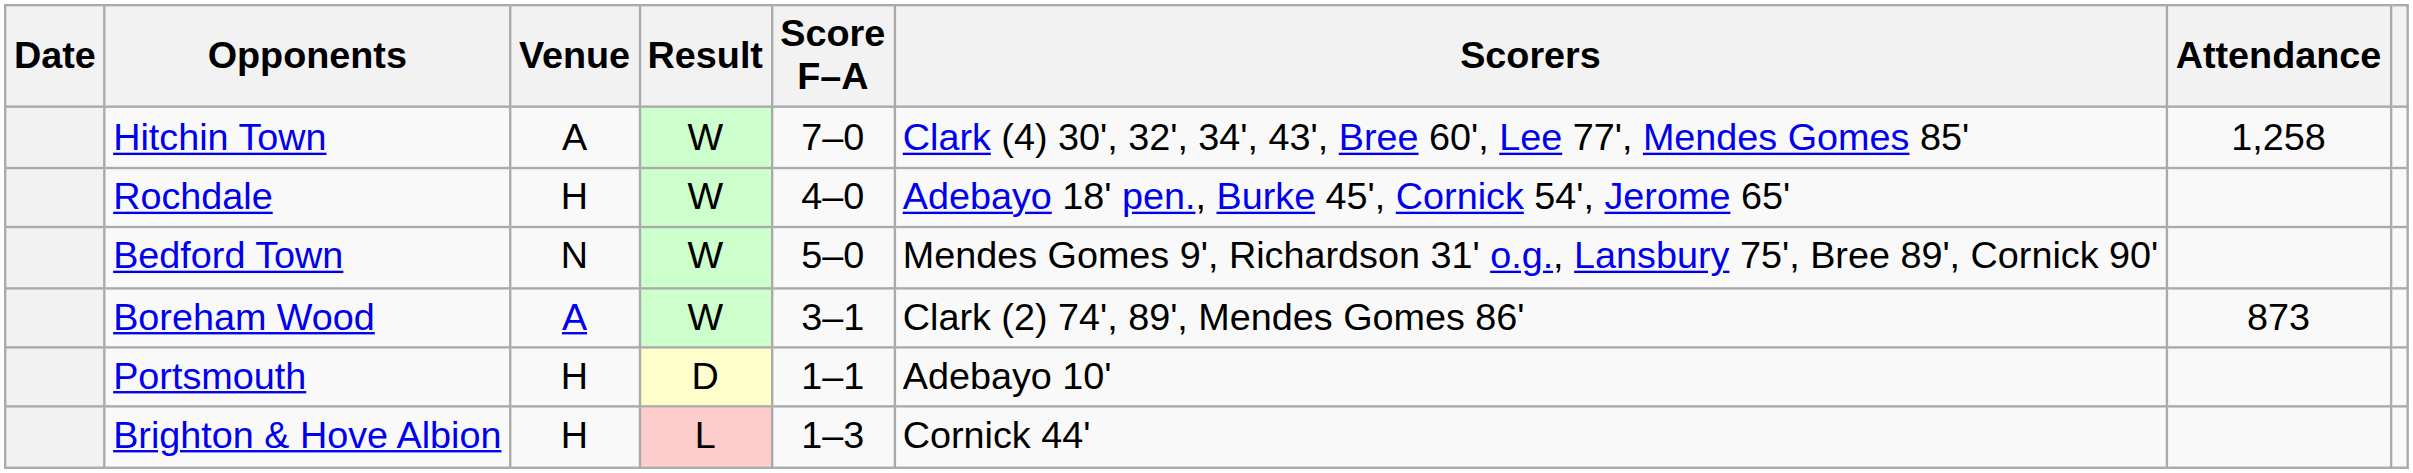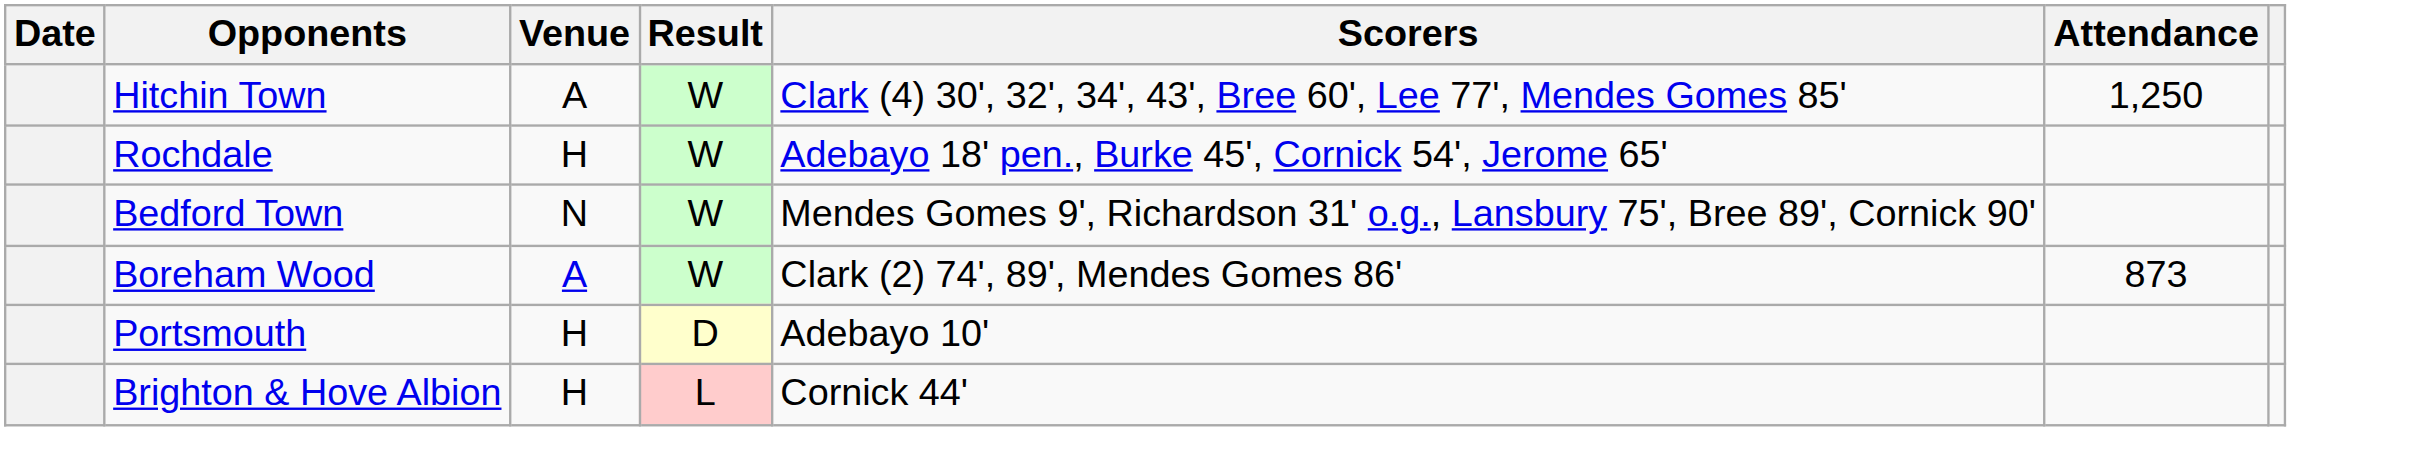- column: (833, 55)
(2278, 136) 1,258 -> (2156, 94) 1,250
